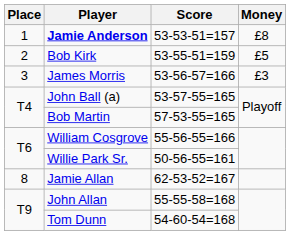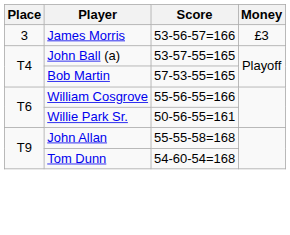- row: (97, 35)
- row: (72, 55)
- row: (80, 179)
